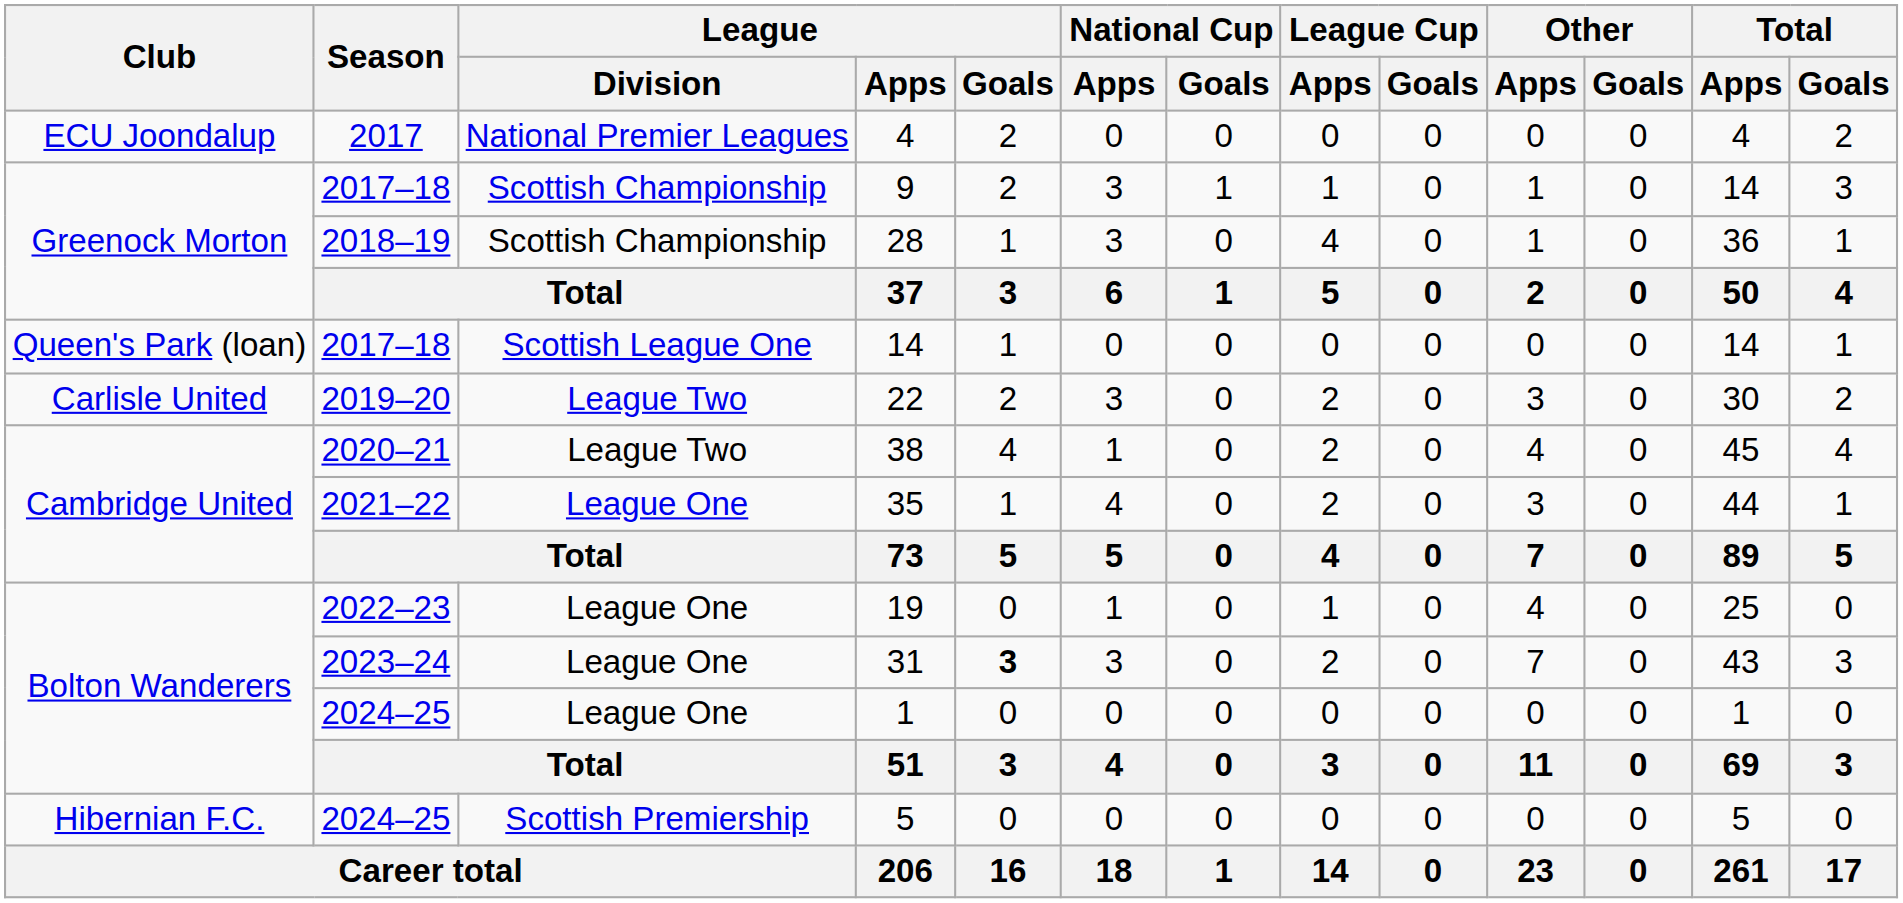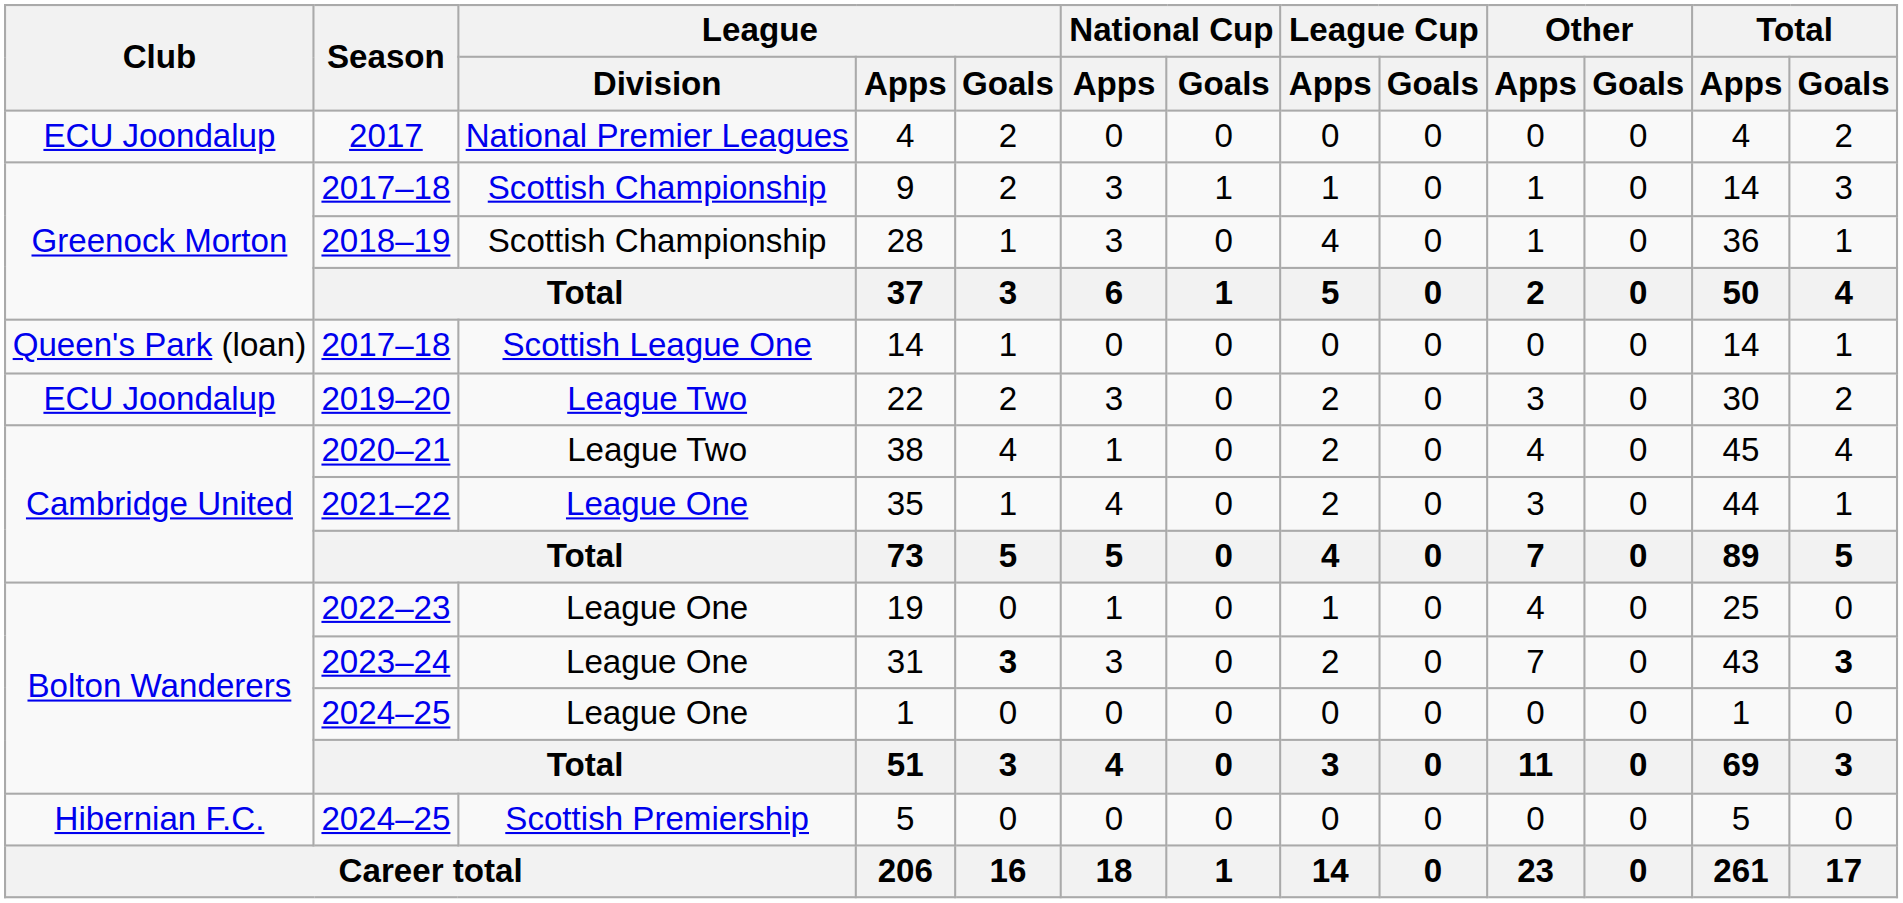(159, 398) Carlisle United -> (159, 398) ECU Joondalup
(1844, 661) normal -> (1844, 661) bold
